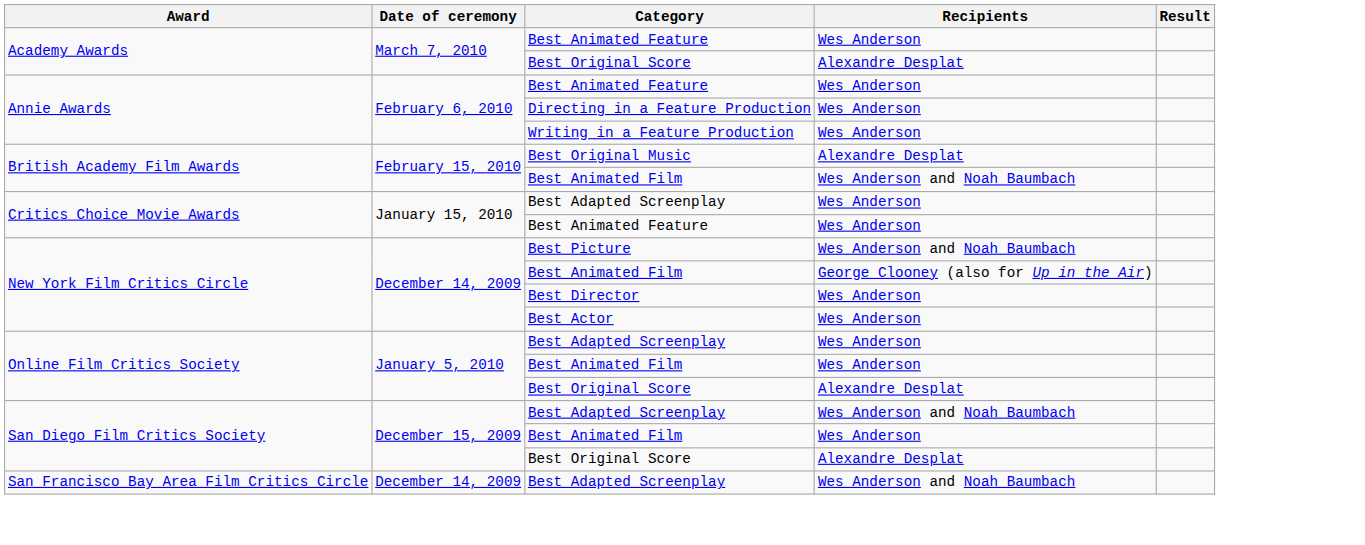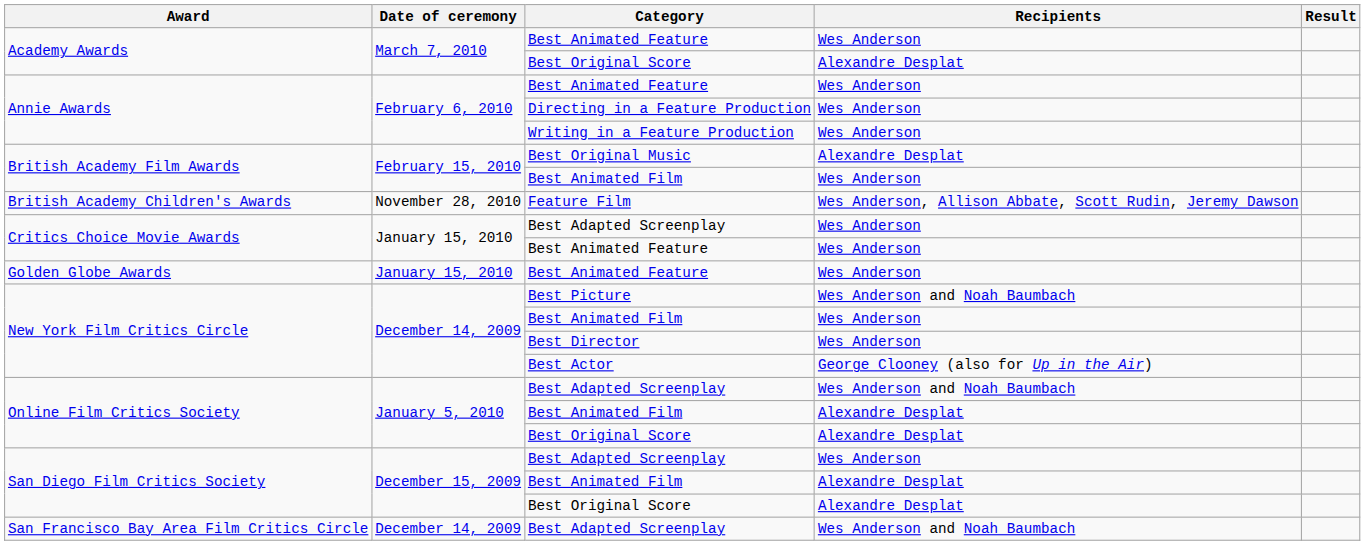(947, 179) Wes Anderson and Noah Baumbach -> (869, 179) Wes Anderson
+ row: (150, 203)
+ row: (89, 273)
(985, 273) George Clooney (also for Up in the Air) -> (869, 319) Wes Anderson
(869, 319) Wes Anderson -> (985, 366) George Clooney (also for Up in the Air)
(869, 342) Wes Anderson -> (947, 389) Wes Anderson and Noah Baumbach
(869, 366) Wes Anderson -> (891, 412) Alexandre Desplat
(947, 412) Wes Anderson and Noah Baumbach -> (869, 459) Wes Anderson
(869, 436) Wes Anderson -> (891, 482) Alexandre Desplat
